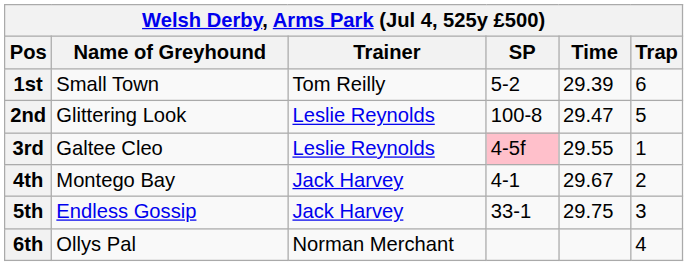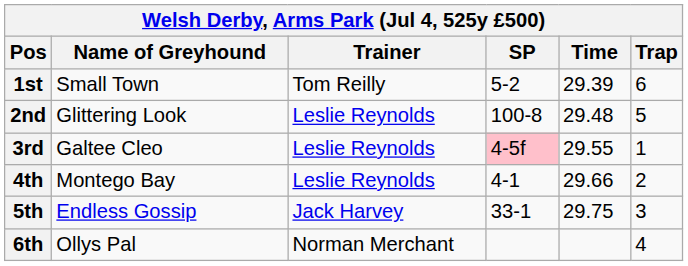(588, 116) 29.47 -> (588, 116) 29.48
(348, 180) Jack Harvey -> (364, 180) Leslie Reynolds
(588, 180) 29.67 -> (588, 180) 29.66
